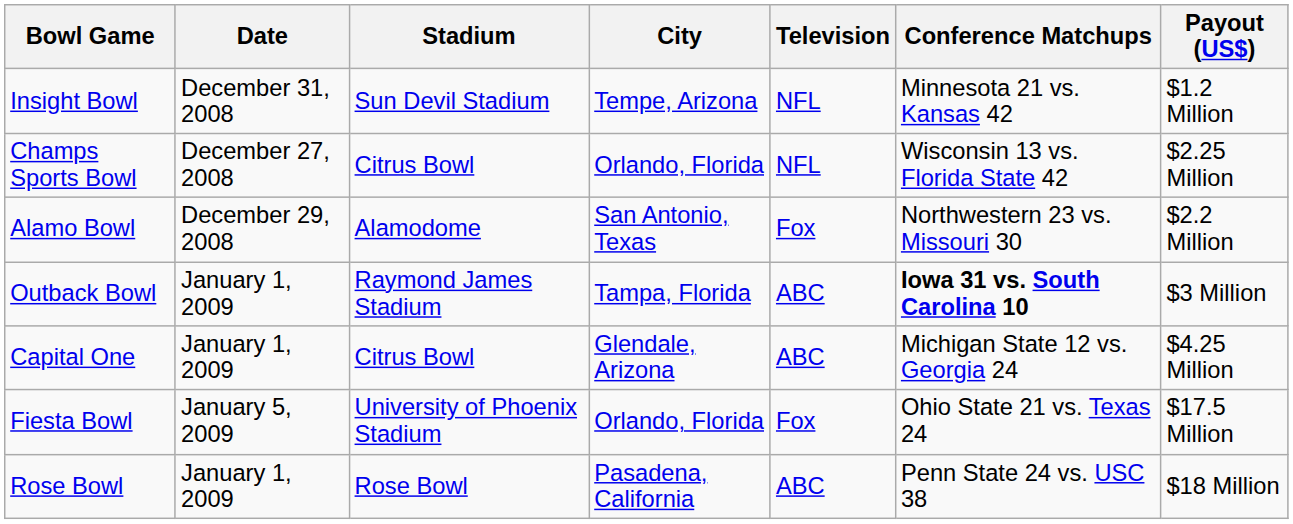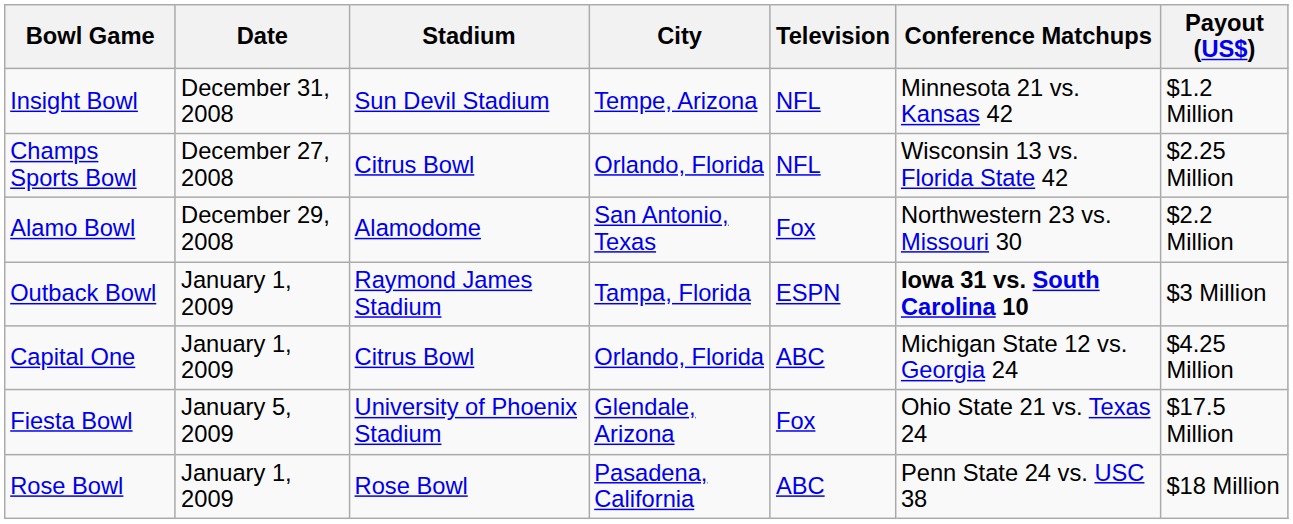(800, 293) ABC -> (808, 293) ESPN
(645, 357) Glendale, Arizona -> (679, 357) Orlando, Florida
(679, 421) Orlando, Florida -> (645, 421) Glendale, Arizona
